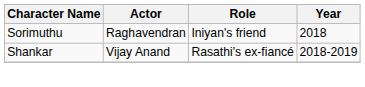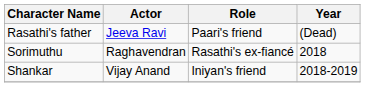+ row: (49, 33)
(229, 33) Iniyan's friend -> (243, 52) Rasathi's ex-fiancé
(243, 52) Rasathi's ex-fiancé -> (229, 71) Iniyan's friend
